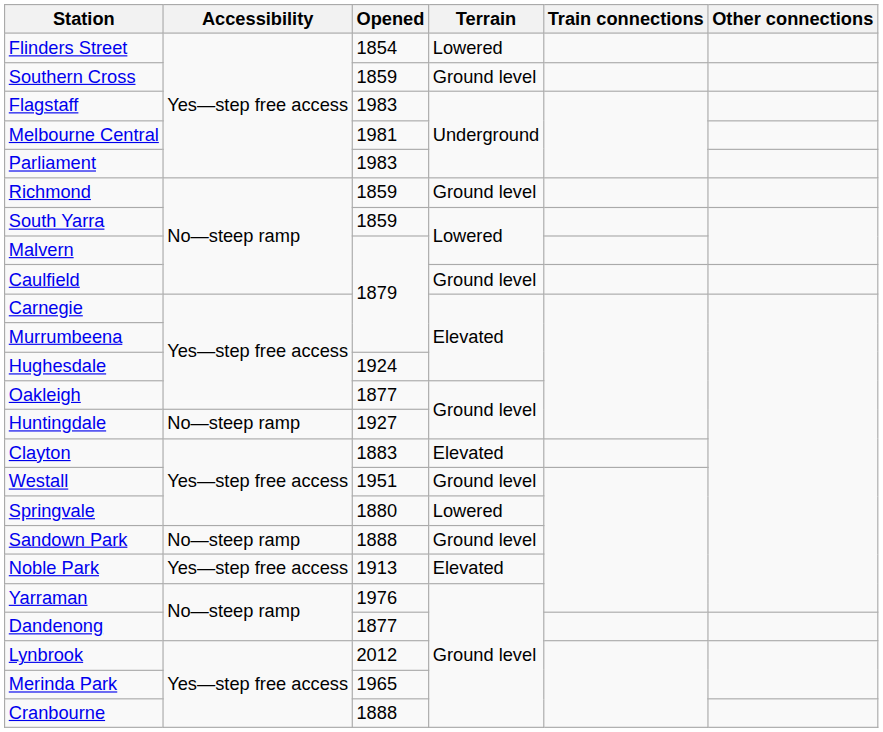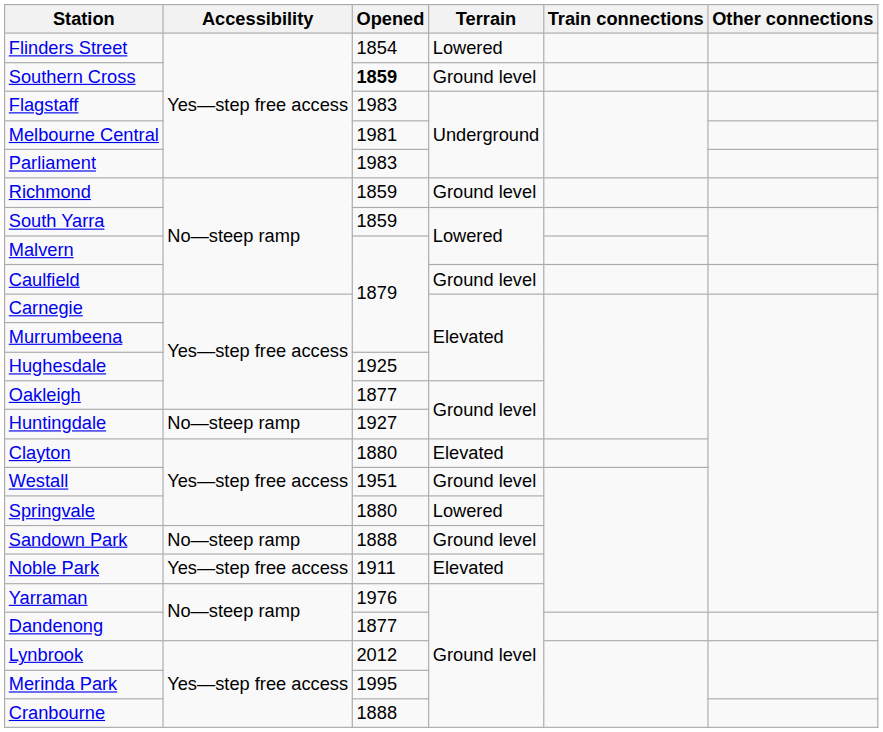(377, 76) normal -> (377, 76) bold
(377, 366) 1924 -> (377, 366) 1925
(377, 452) 1883 -> (377, 452) 1880
(377, 568) 1913 -> (376, 568) 1911
(377, 684) 1965 -> (377, 684) 1995
